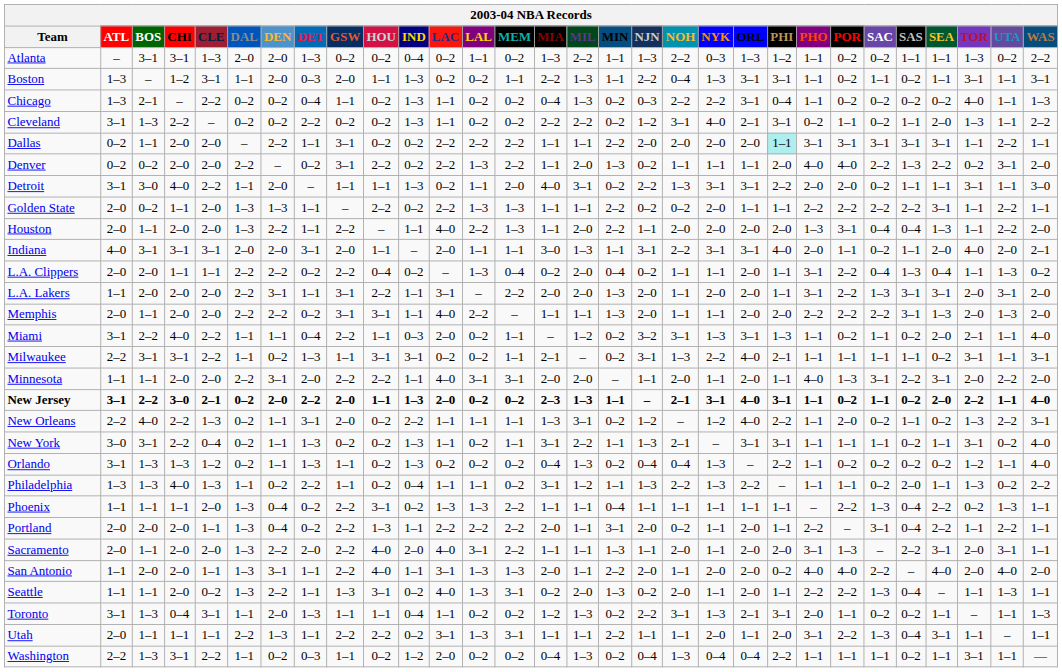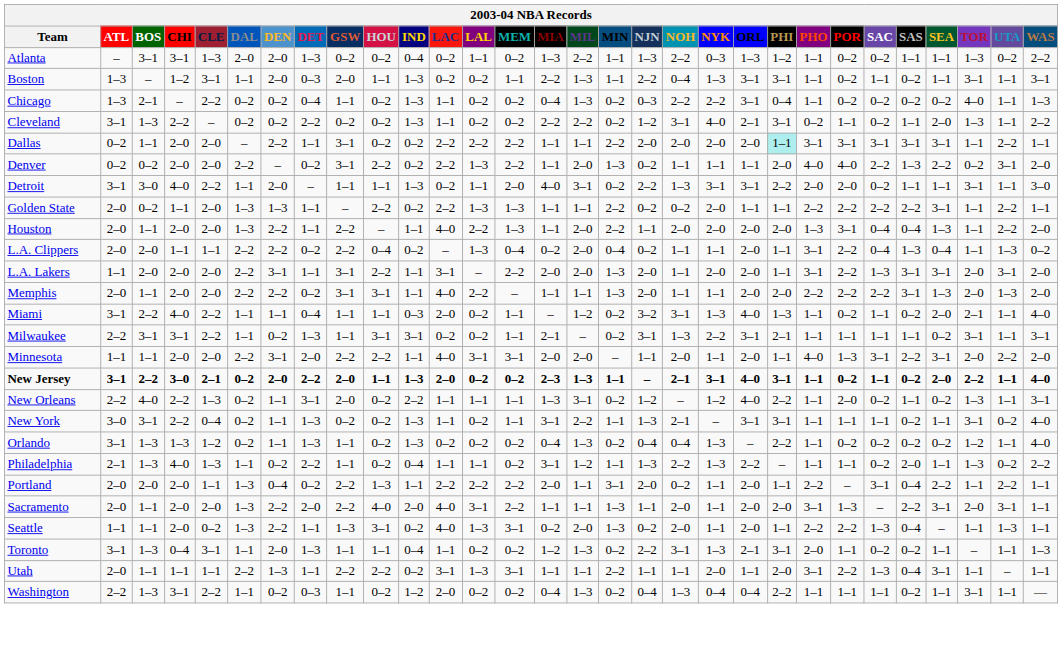- row: (27, 250)
(345, 336) 2–2 -> (345, 314) 1–1
(750, 336) 3–1 -> (750, 314) 4–0
(750, 357) 4–0 -> (750, 336) 3–1
(1007, 421) 2–2 -> (1007, 400) 1–1
(116, 485) 1–3 -> (116, 464) 2–1
- row: (29, 507)
- row: (40, 571)
